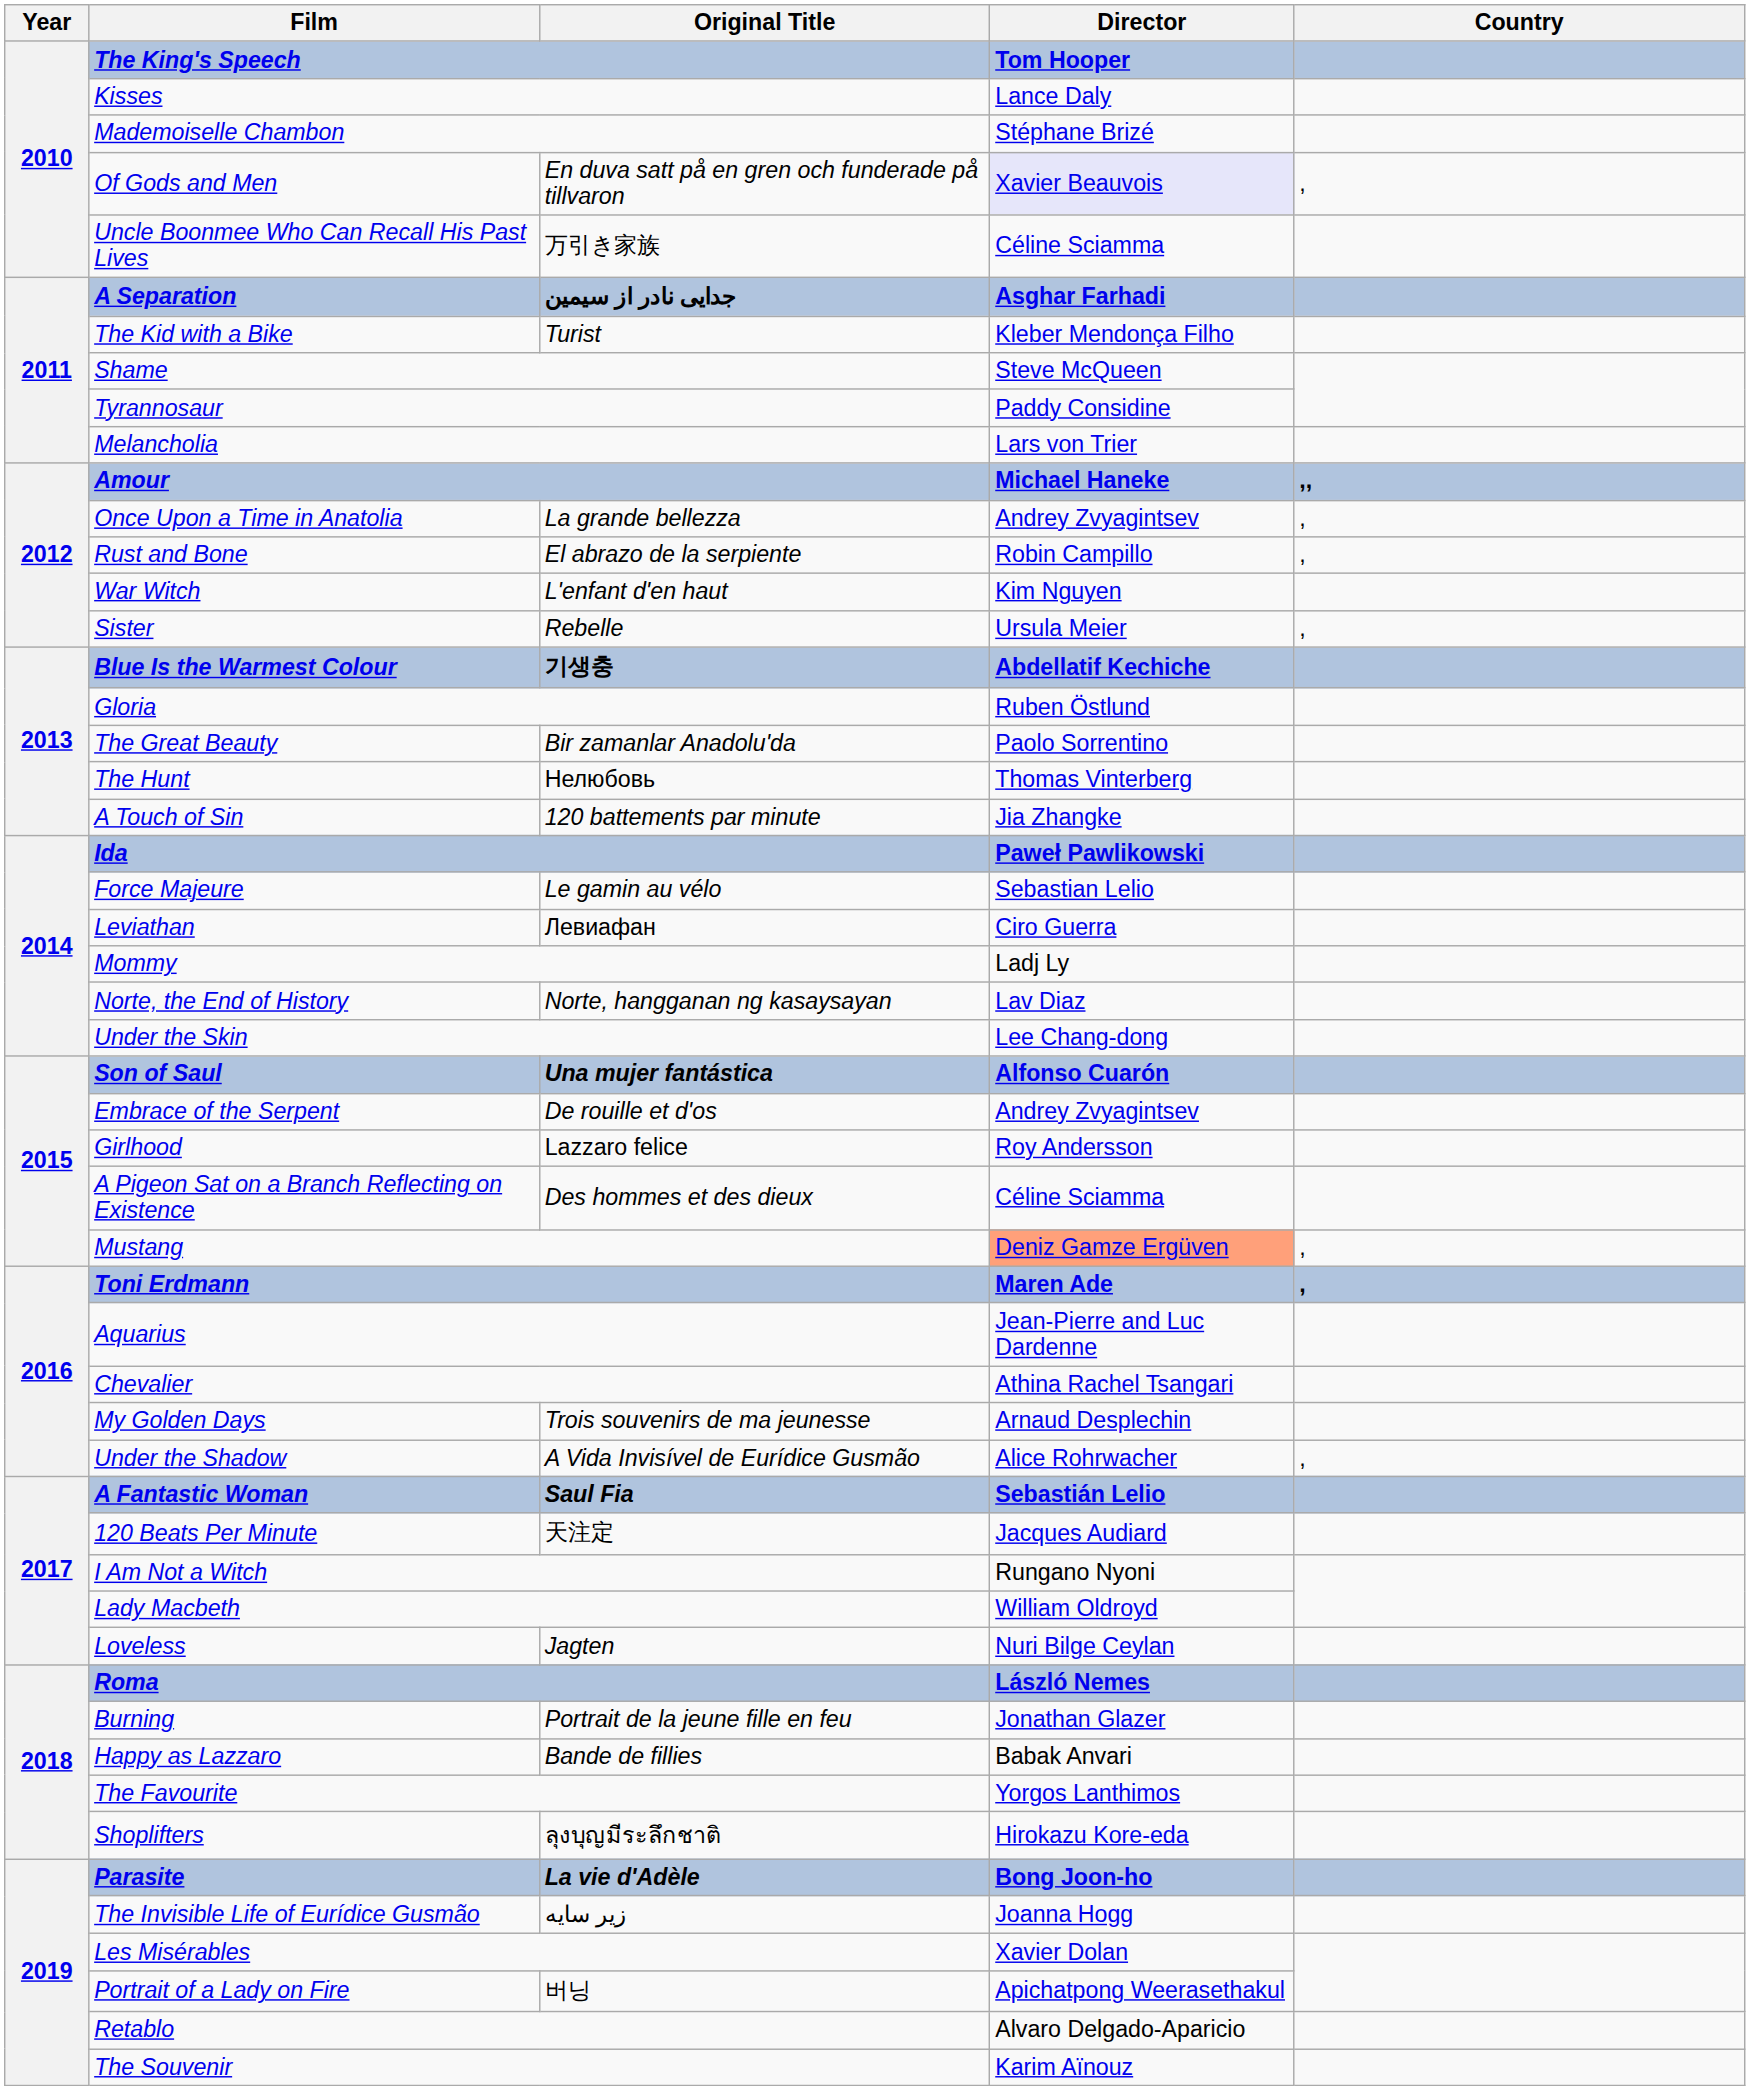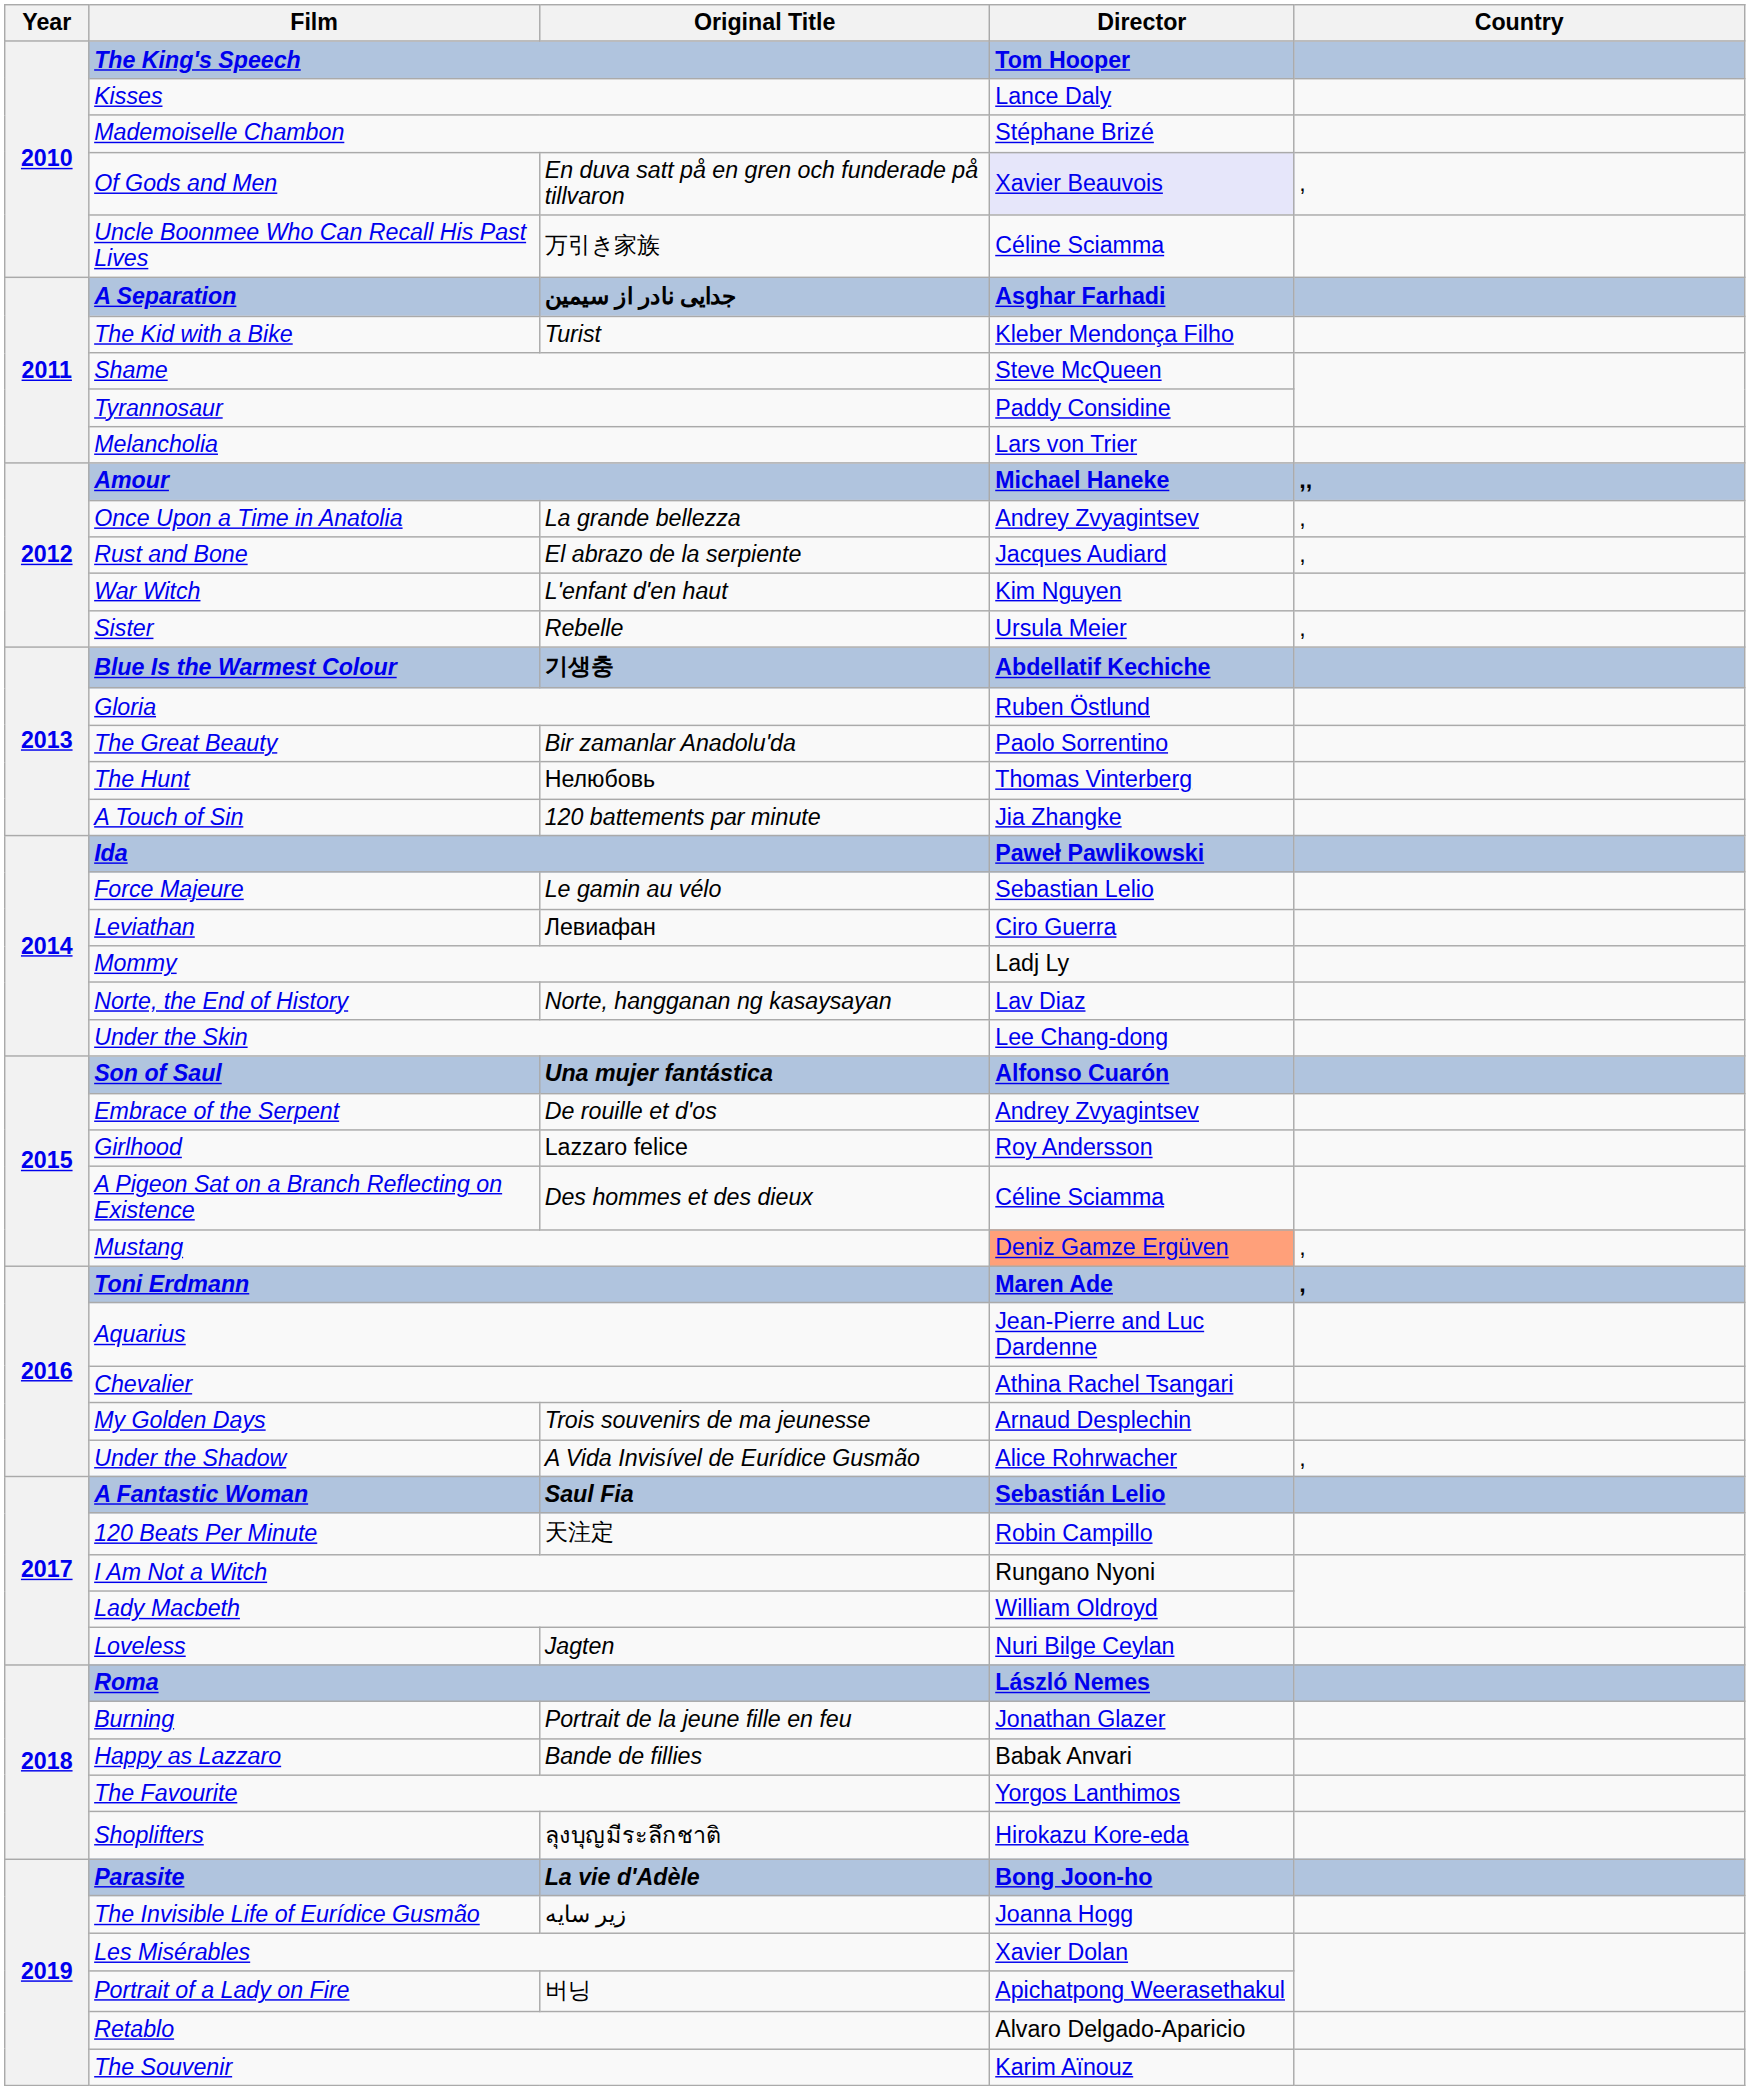(1074, 554) Robin Campillo -> (1081, 554) Jacques Audiard
(1081, 1533) Jacques Audiard -> (1074, 1533) Robin Campillo
